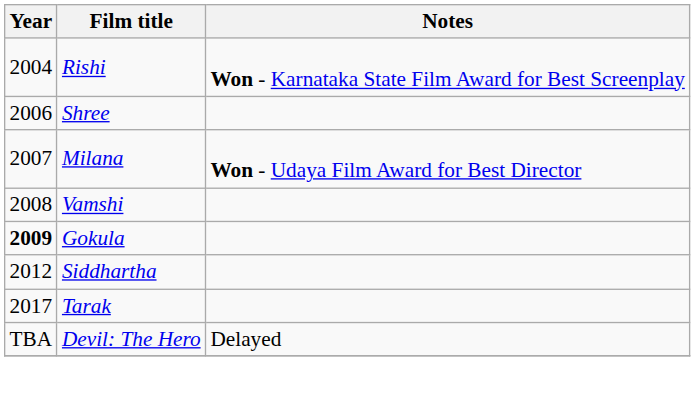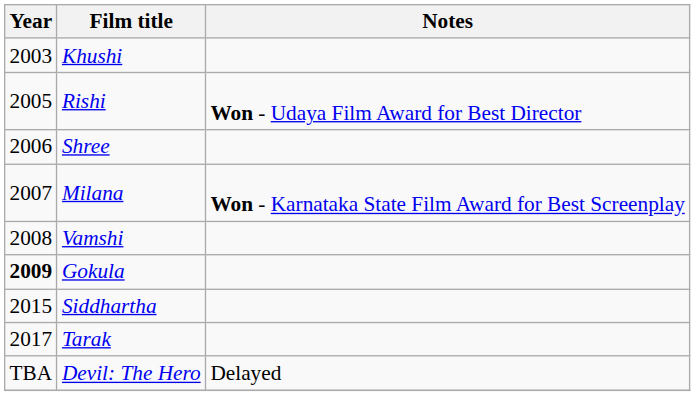+ row: (92, 55)
(31, 67) 2004 -> (31, 100) 2005
(448, 79) Won - Karnataka State Film Award for Best Screenplay -> (396, 112) Won - Udaya Film Award for Best Director
(396, 170) Won - Udaya Film Award for Best Director -> (448, 204) Won - Karnataka State Film Award for Best Screenplay
(31, 271) 2012 -> (31, 305) 2015
